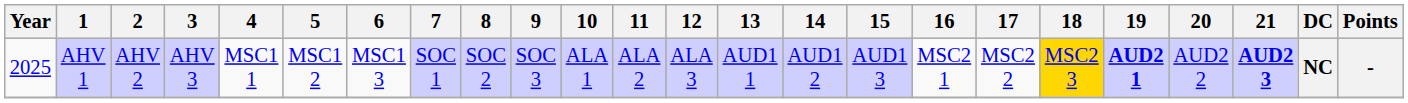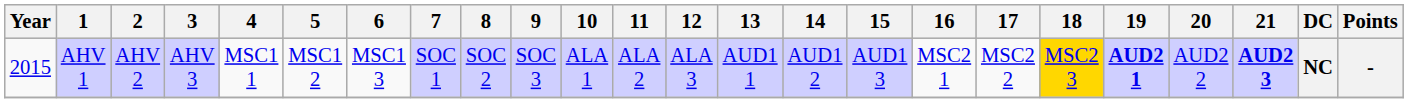(30, 67) 2025 -> (30, 67) 2015
